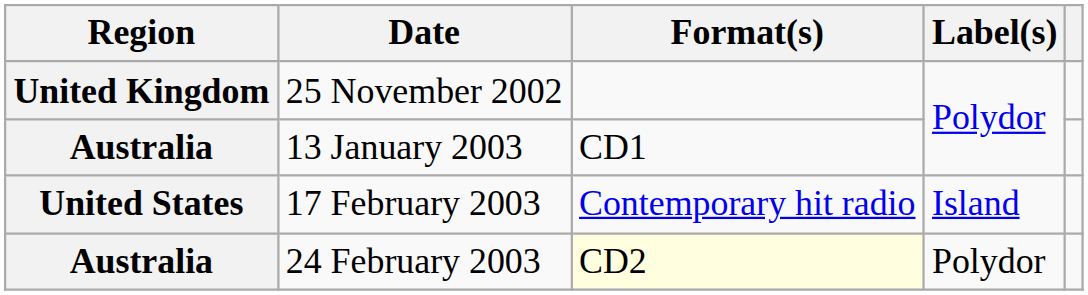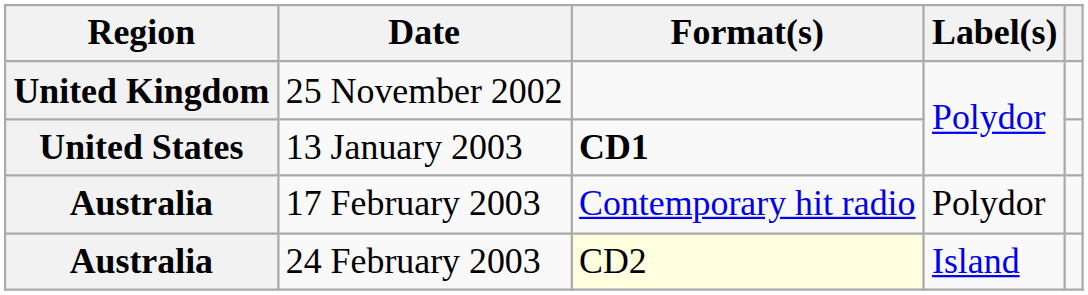(141, 146) Australia -> (141, 146) United States
(613, 146) normal -> (614, 146) bold
(141, 203) United States -> (141, 203) Australia
(976, 203) Island -> (989, 203) Polydor
(989, 260) Polydor -> (976, 260) Island
